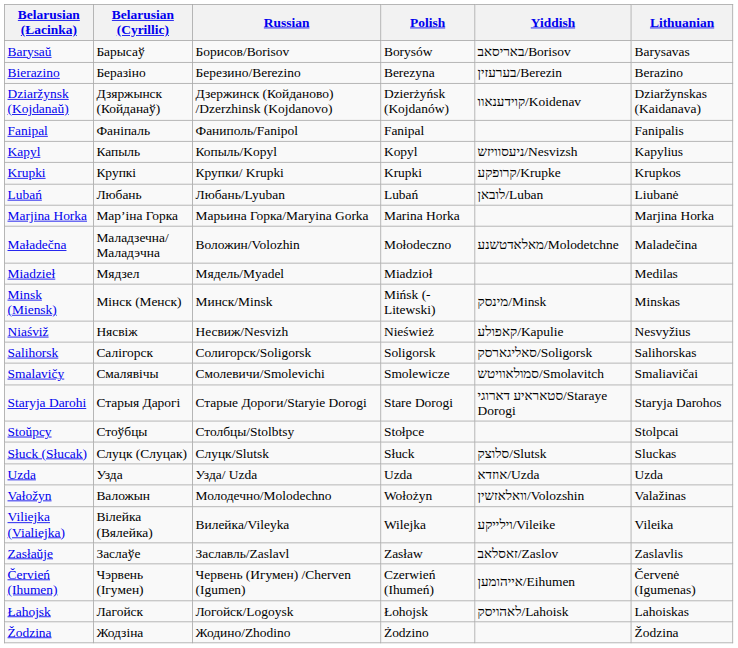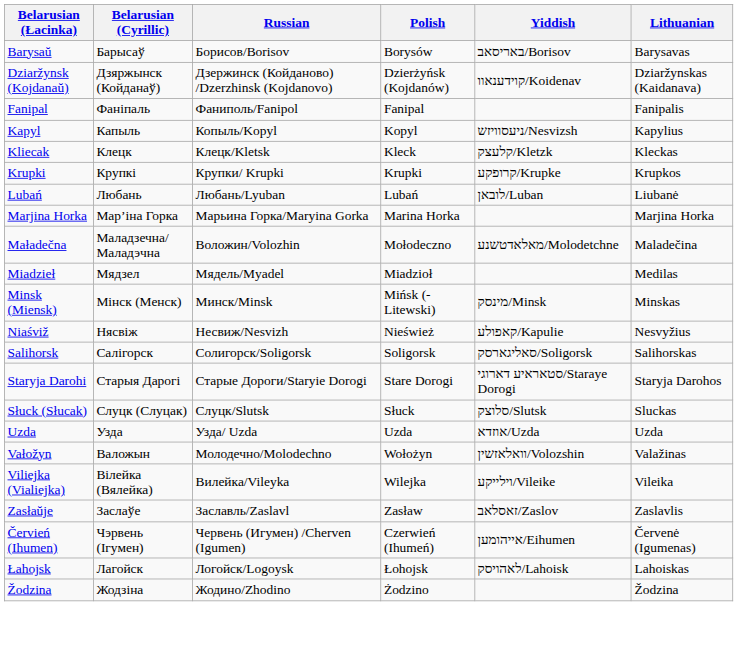- row: (34, 72)
+ row: (28, 151)
- row: (36, 374)
- row: (30, 431)
